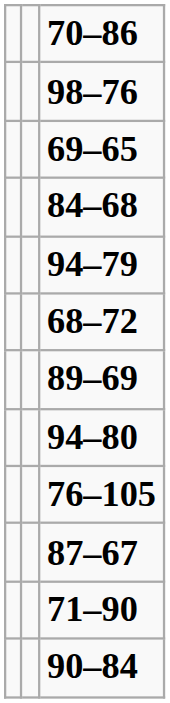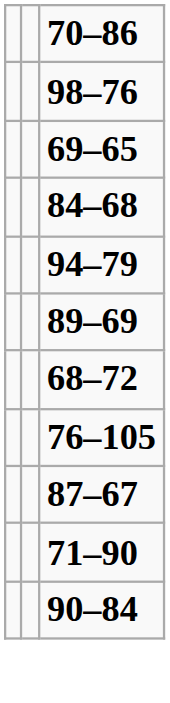rows swapped: (92, 378) <-> (92, 321)
- row: (92, 436)
